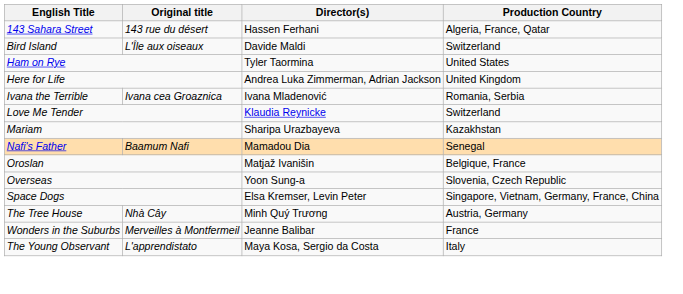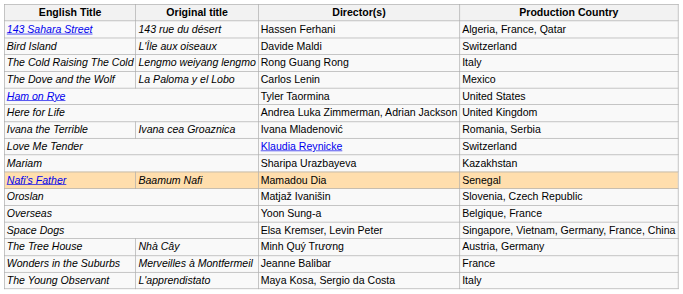+ row: (70, 63)
+ row: (61, 79)
(486, 163) Belgique, France -> (522, 197) Slovenia, Czech Republic
(506, 180) Slovenia, Czech Republic -> (502, 213) Belgique, France
